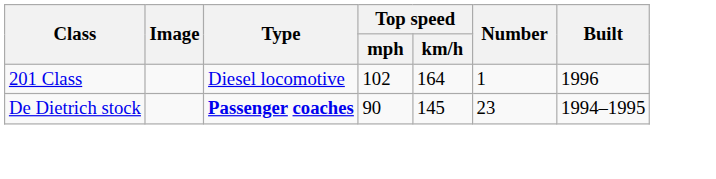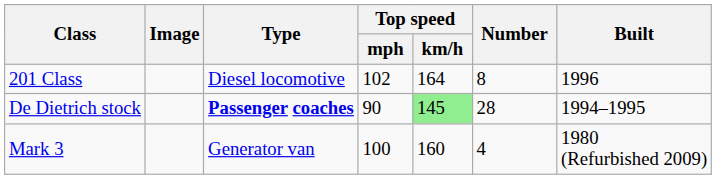(481, 78) 1 -> (481, 78) 8
(431, 108) no background -> (431, 108) lightgreen background
(486, 108) 23 -> (486, 108) 28
+ row: (36, 148)
